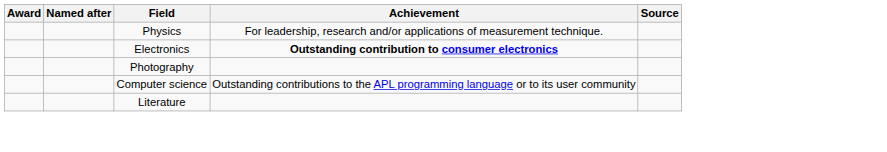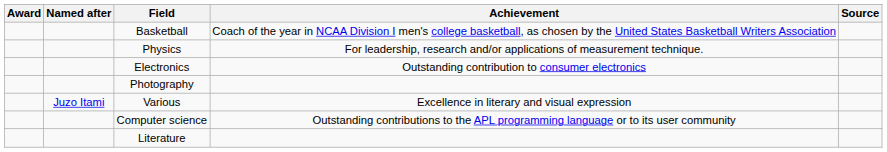+ row: (162, 31)
(424, 49) bold -> (524, 67) normal
+ row: (162, 102)
